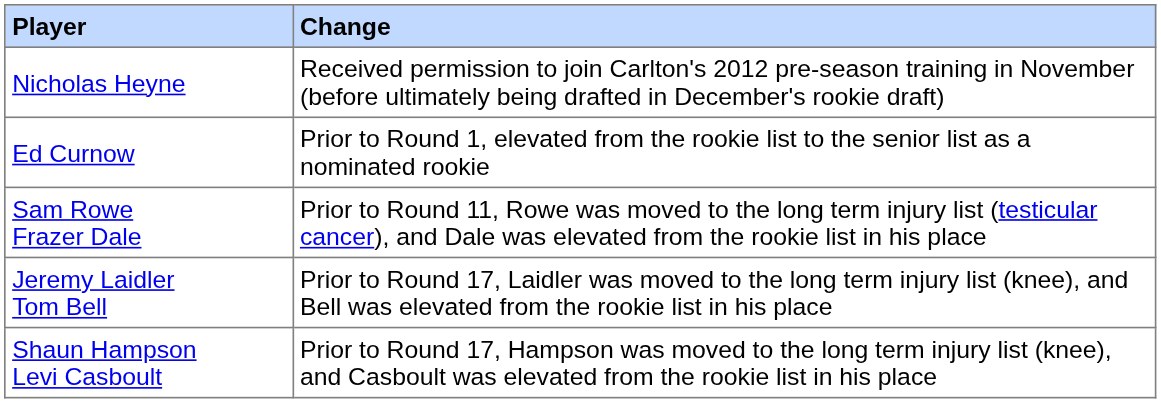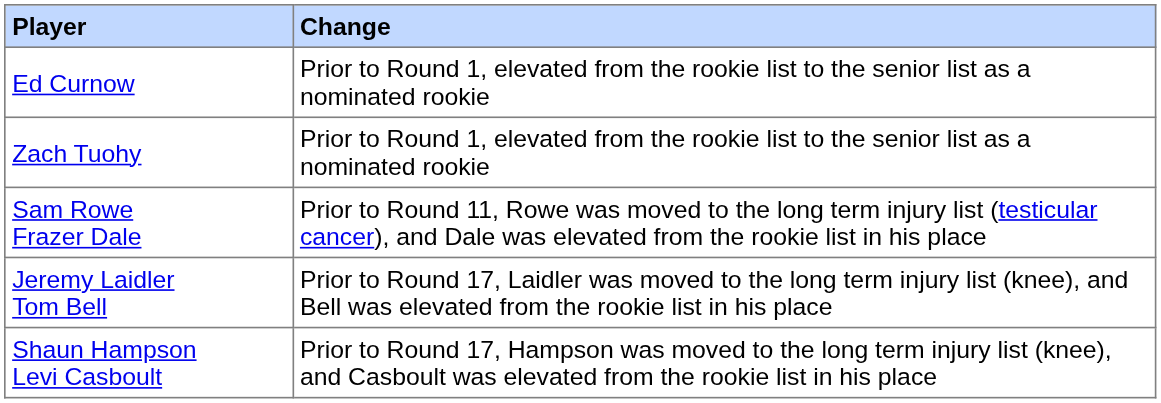- row: (99, 82)
+ row: (77, 152)
